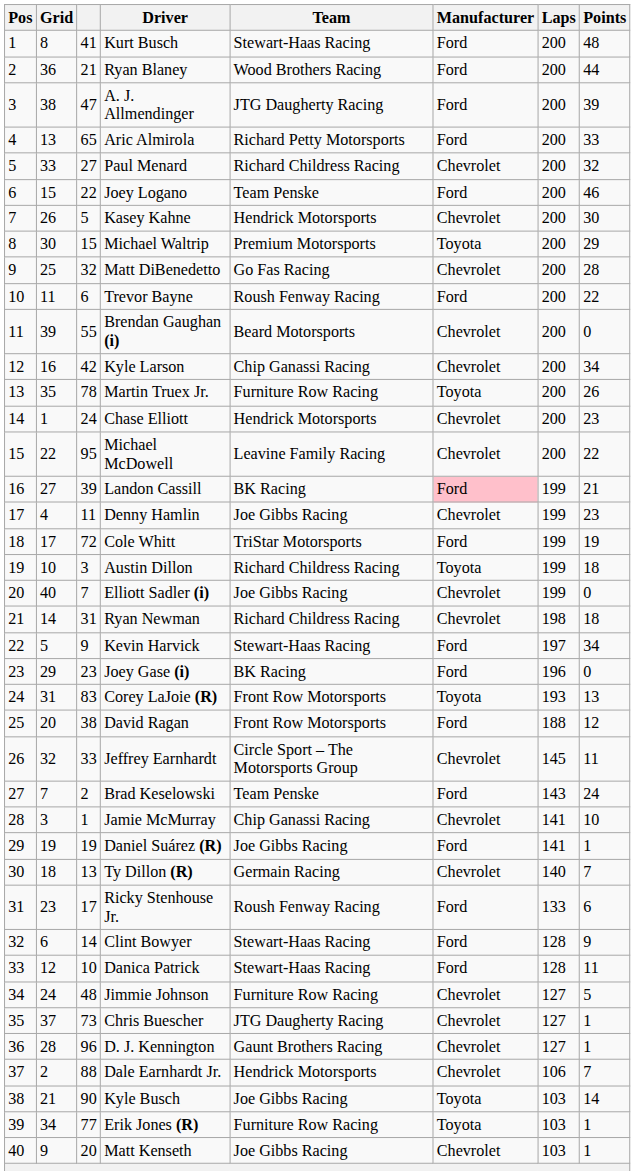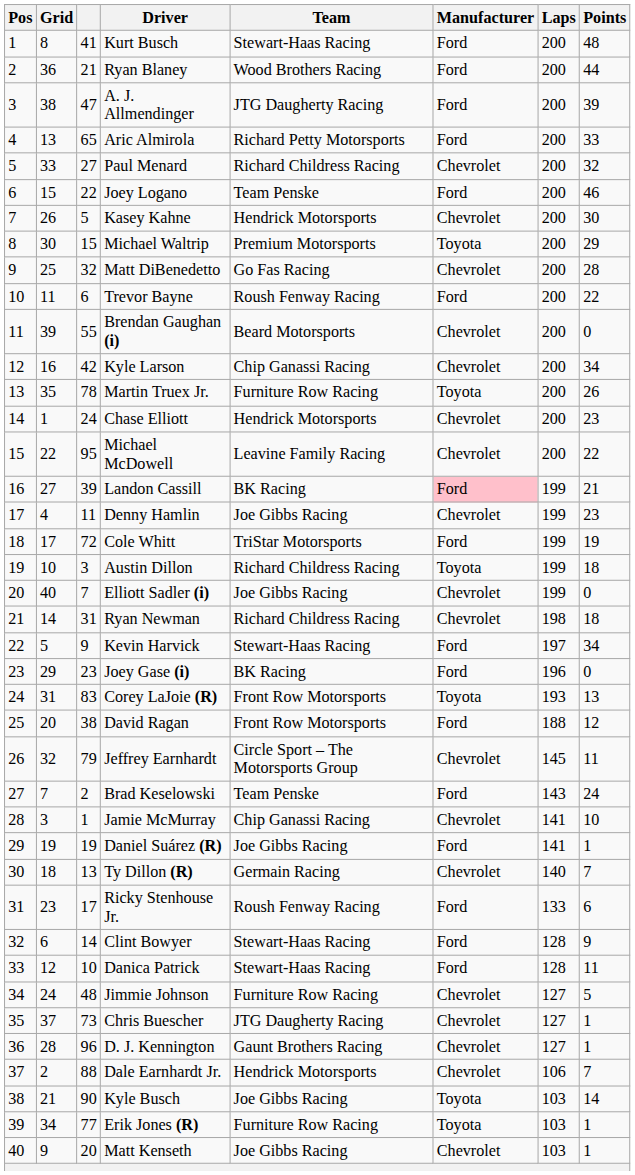(89, 758) 33 -> (89, 758) 79
